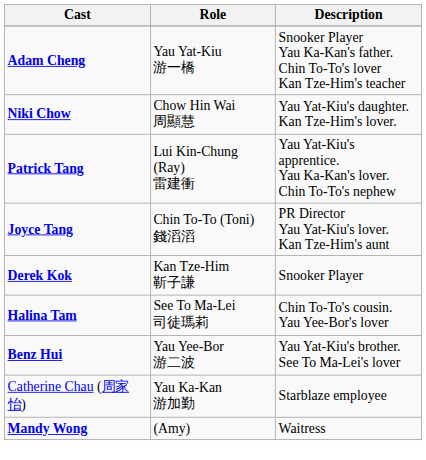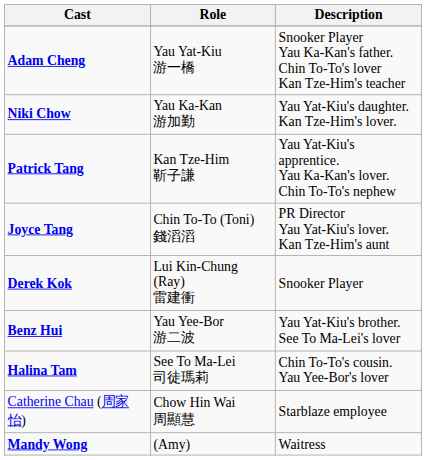(194, 113) Chow Hin Wai 周顯慧 -> (188, 113) Yau Ka-Kan 游加勤
(196, 167) Lui Kin-Chung (Ray) 雷建衝 -> (191, 167) Kan Tze-Him 靳子謙
(191, 274) Kan Tze-Him 靳子謙 -> (196, 282) Lui Kin-Chung (Ray) 雷建衝
rows swapped: (35, 355) <-> (42, 315)
(188, 395) Yau Ka-Kan 游加勤 -> (194, 411) Chow Hin Wai 周顯慧
